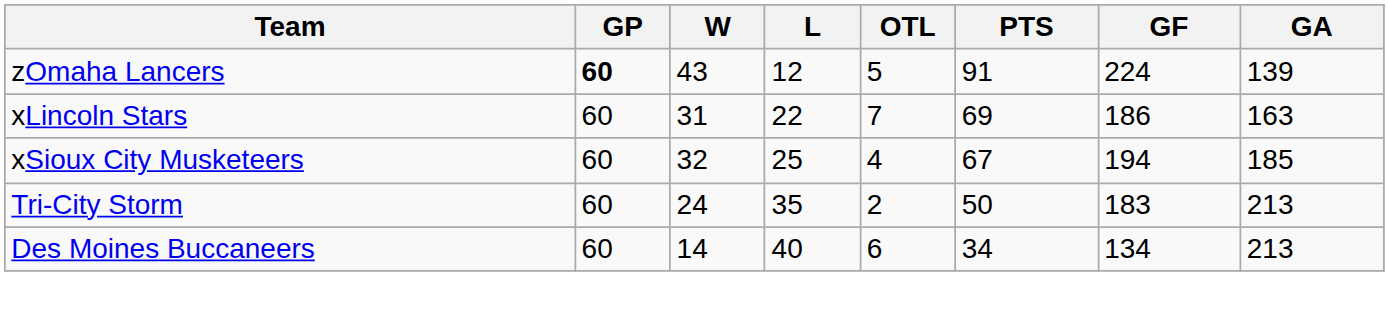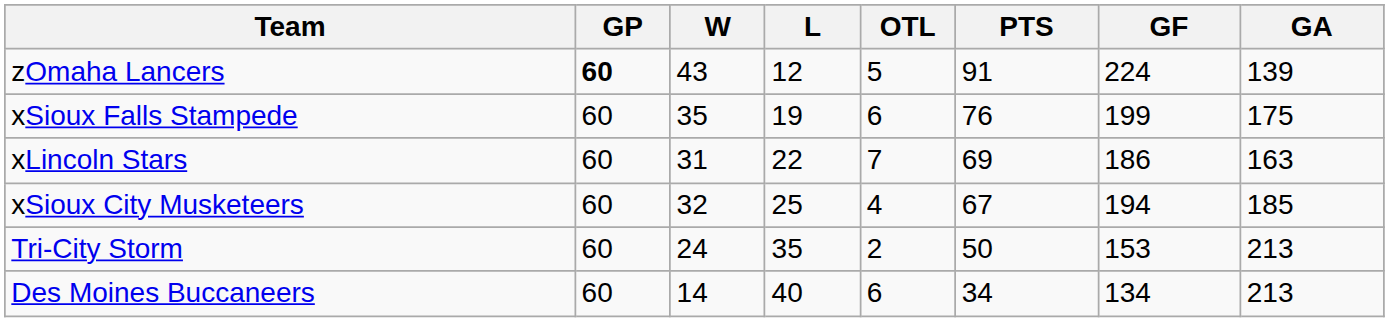+ row: (155, 115)
(1128, 204) 183 -> (1128, 248) 153
